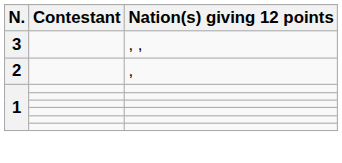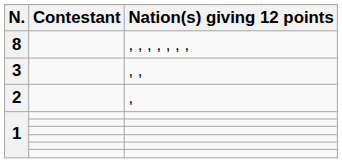+ row: (17, 44)
